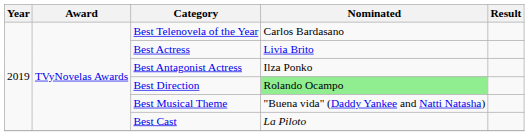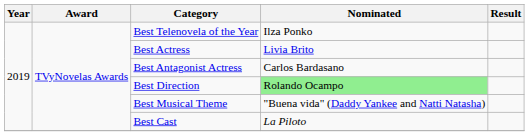(304, 31) Carlos Bardasano -> (288, 31) Ilza Ponko
(288, 67) Ilza Ponko -> (304, 67) Carlos Bardasano
